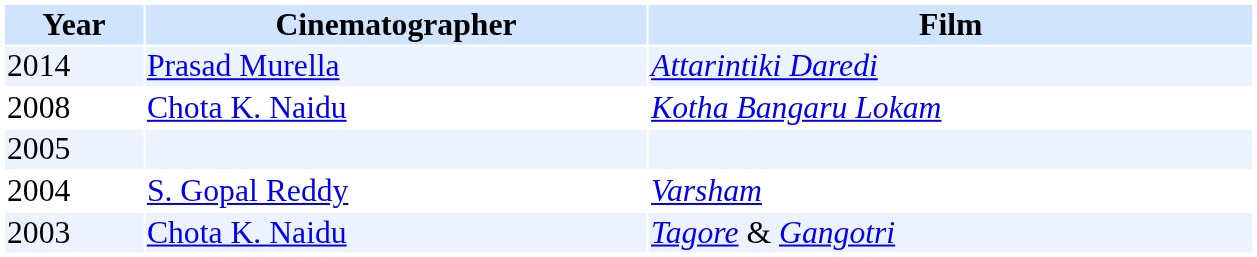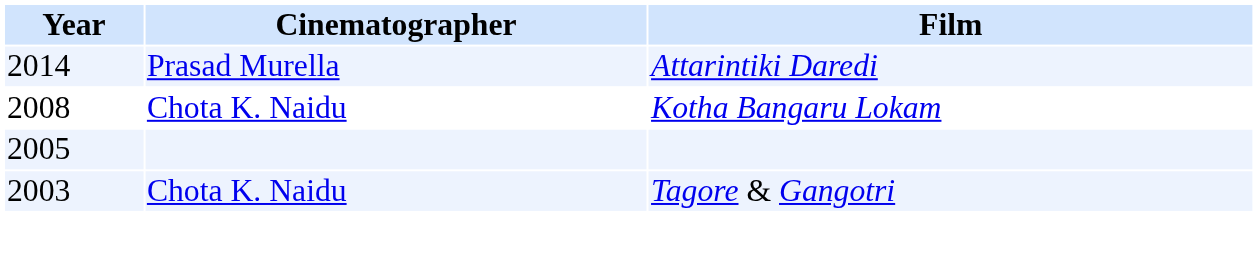- row: (39, 190)
